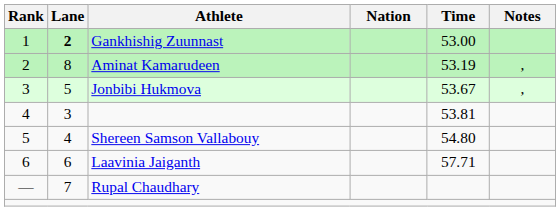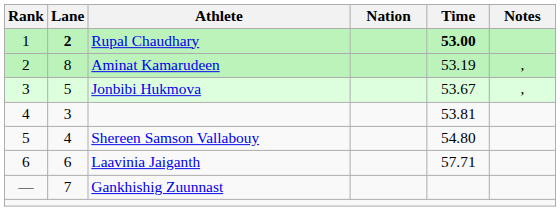(157, 41) Gankhishig Zuunnast -> (145, 41) Rupal Chaudhary
(458, 41) normal -> (458, 41) bold
(145, 187) Rupal Chaudhary -> (157, 187) Gankhishig Zuunnast
